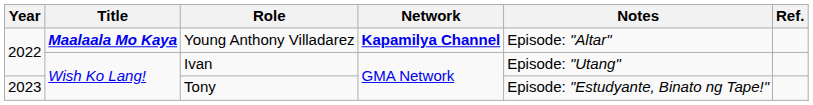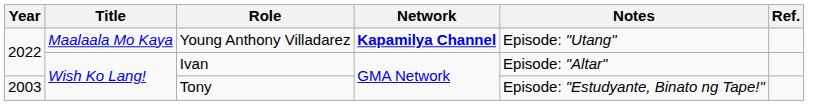(113, 40) bold -> (111, 40) normal
(559, 40) Episode: "Altar" -> (560, 40) Episode: "Utang"
(564, 64) Episode: "Utang" -> (555, 64) Episode: "Altar"
(25, 87) 2023 -> (25, 87) 2003
